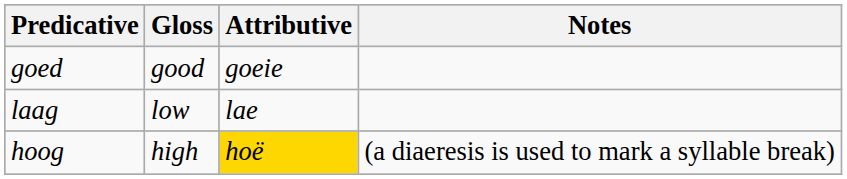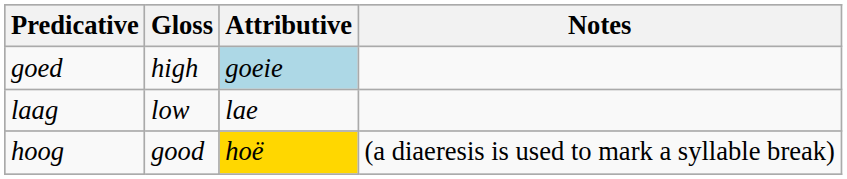(178, 67) good -> (175, 67) high
(254, 67) no background -> (254, 67) lightblue background
(175, 151) high -> (178, 151) good
